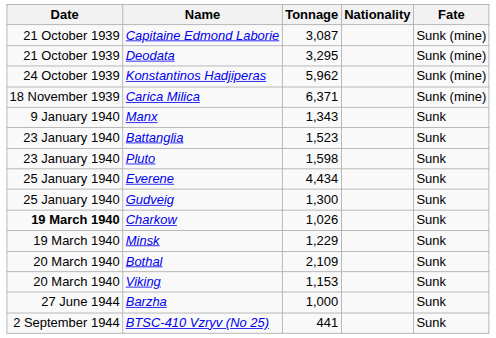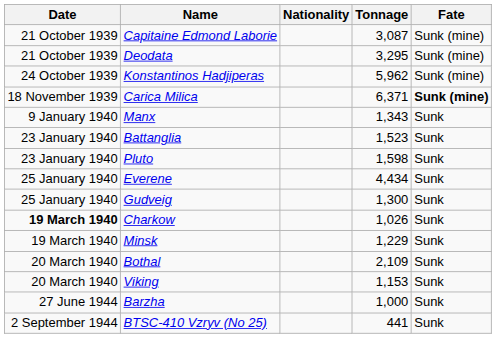columns swapped: (377, 14) <-> (312, 14)
(451, 96) normal -> (451, 96) bold
